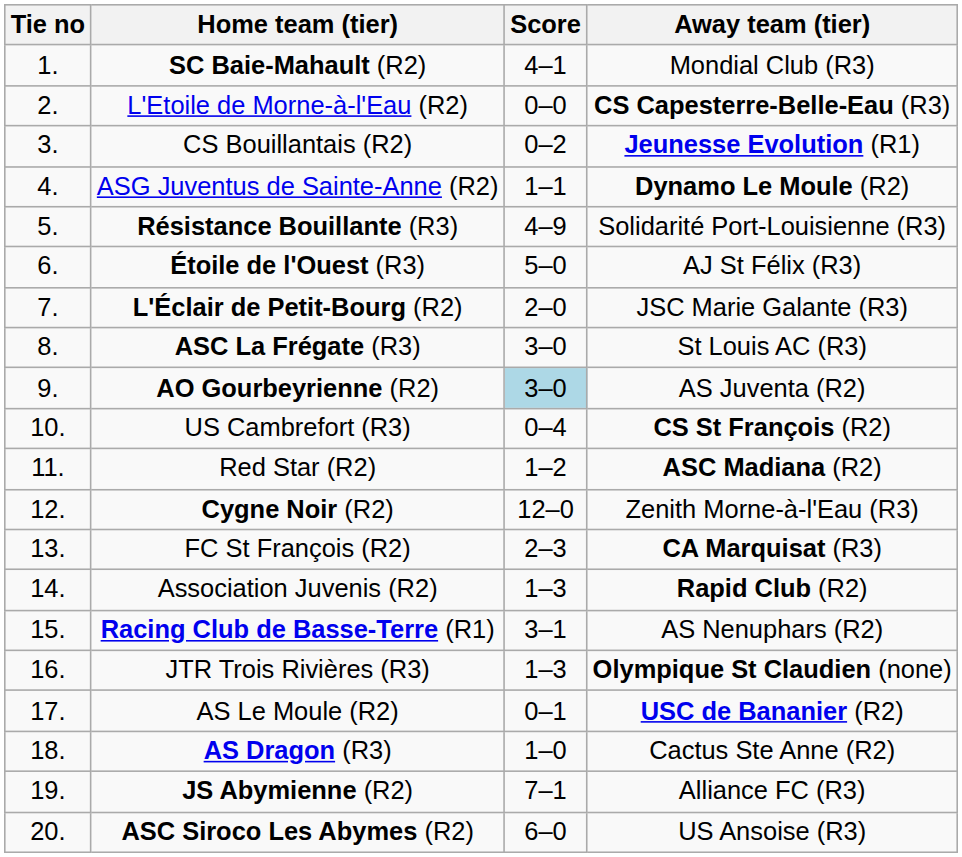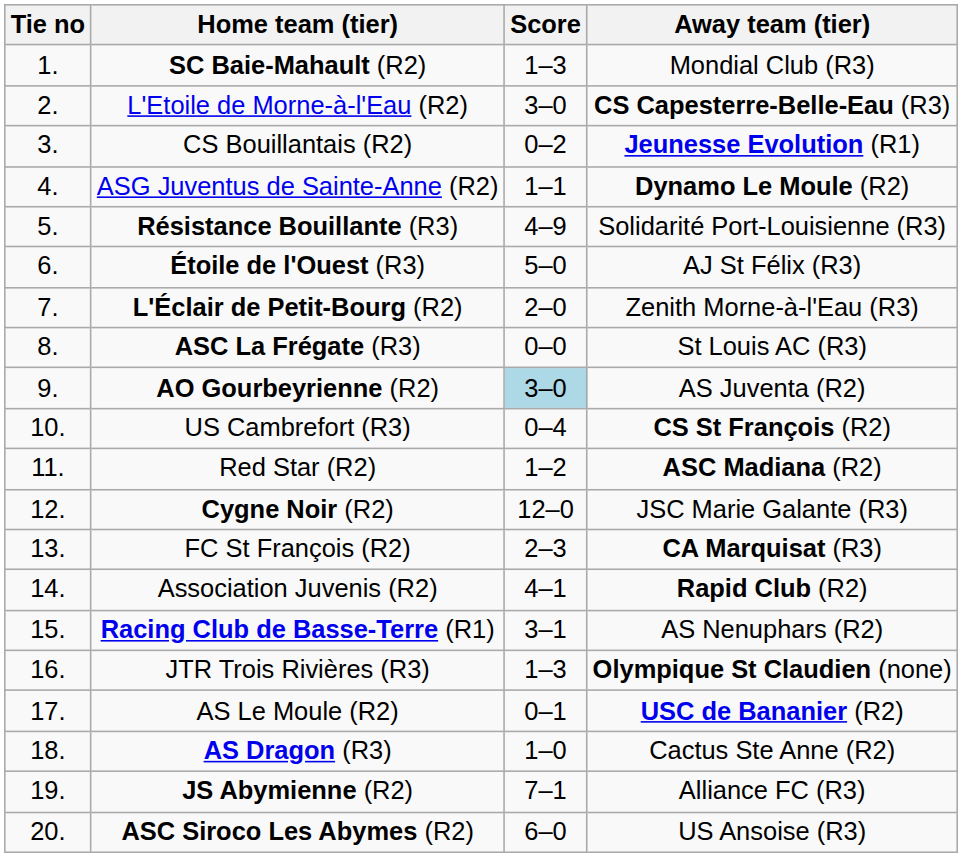(546, 65) 4–1 -> (546, 65) 1–3
(546, 105) 0–0 -> (546, 105) 3–0
(772, 307) JSC Marie Galante (R3) -> (772, 307) Zenith Morne-à-l'Eau (R3)
(546, 347) 3–0 -> (546, 347) 0–0
(772, 508) Zenith Morne-à-l'Eau (R3) -> (772, 508) JSC Marie Galante (R3)
(546, 589) 1–3 -> (546, 589) 4–1
